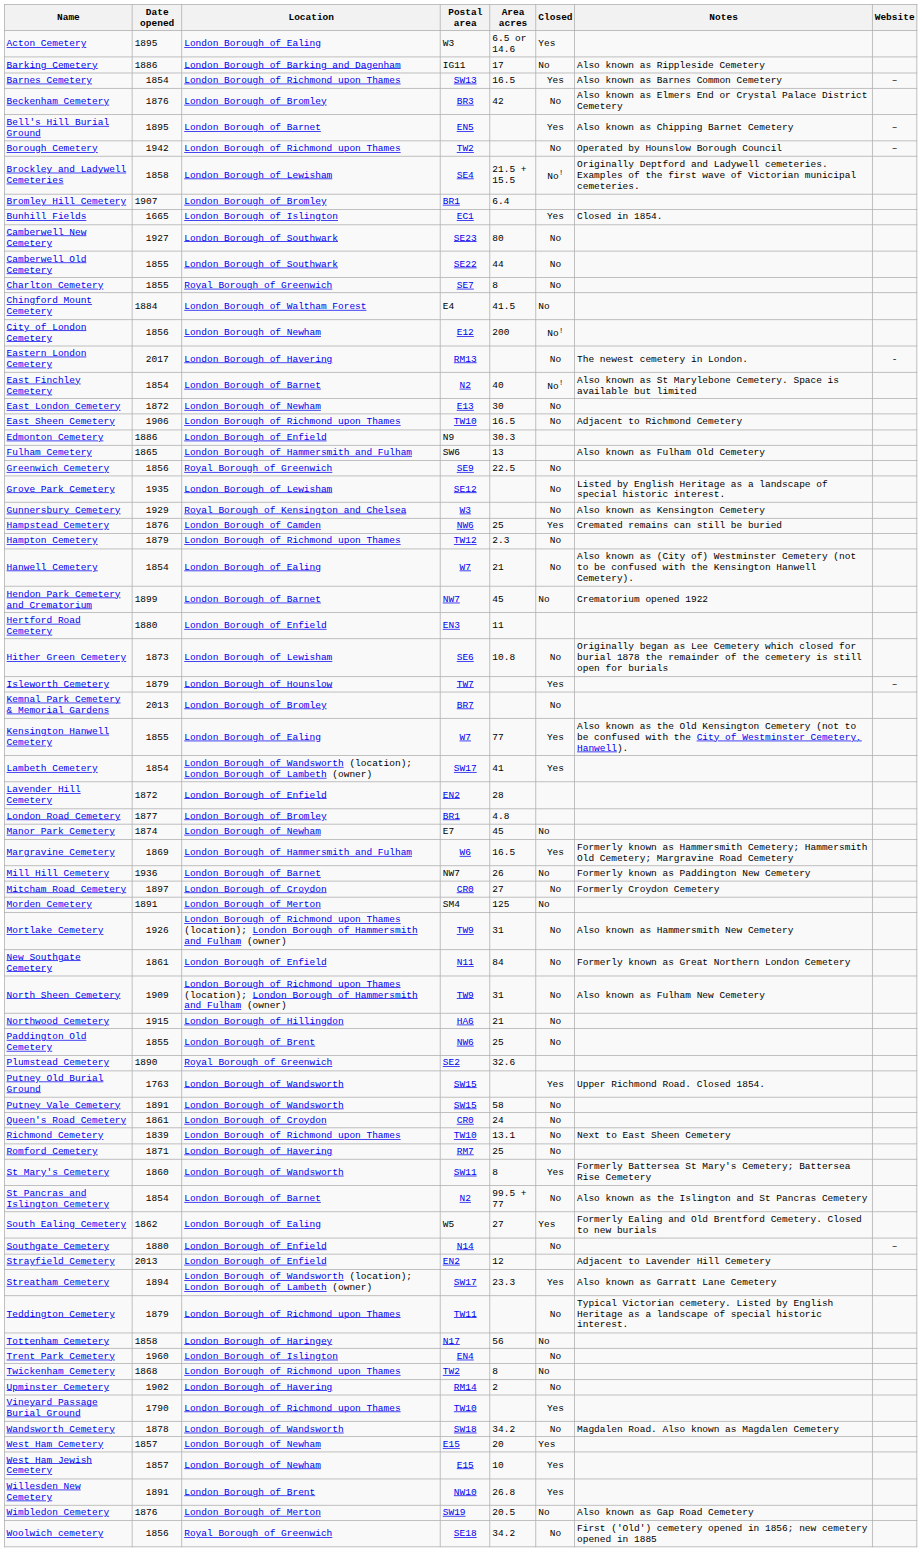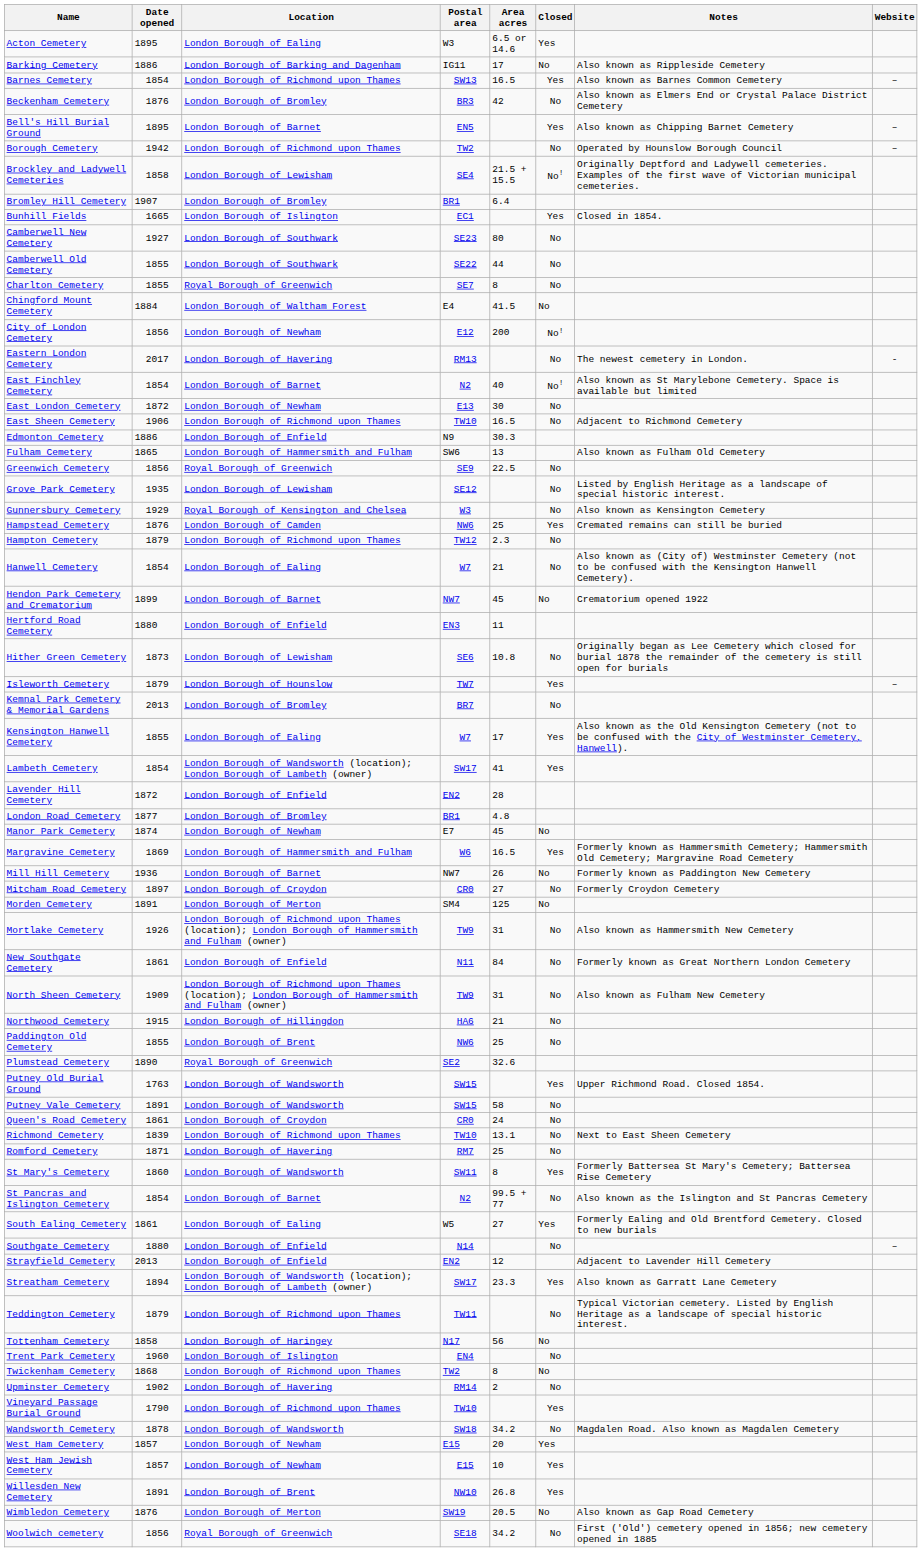(498, 737) 77 -> (498, 737) 17
(146, 1225) 1862 -> (146, 1225) 1861
